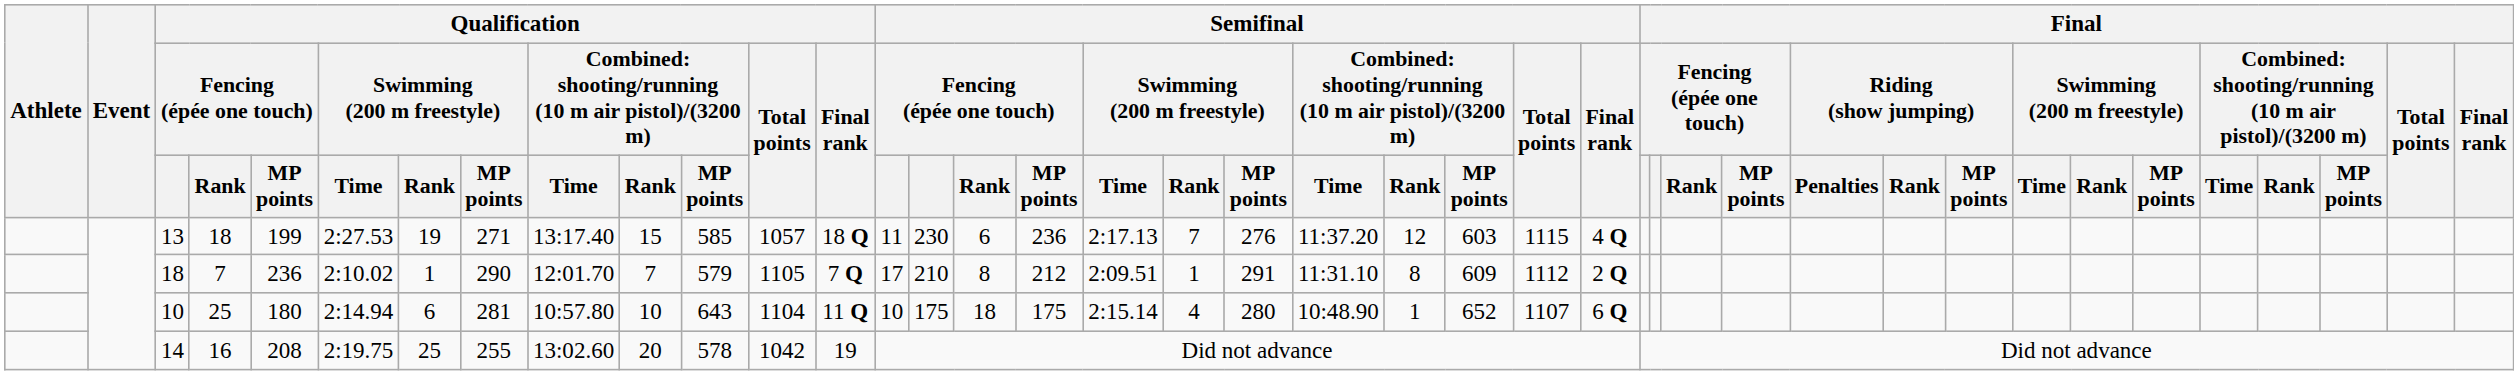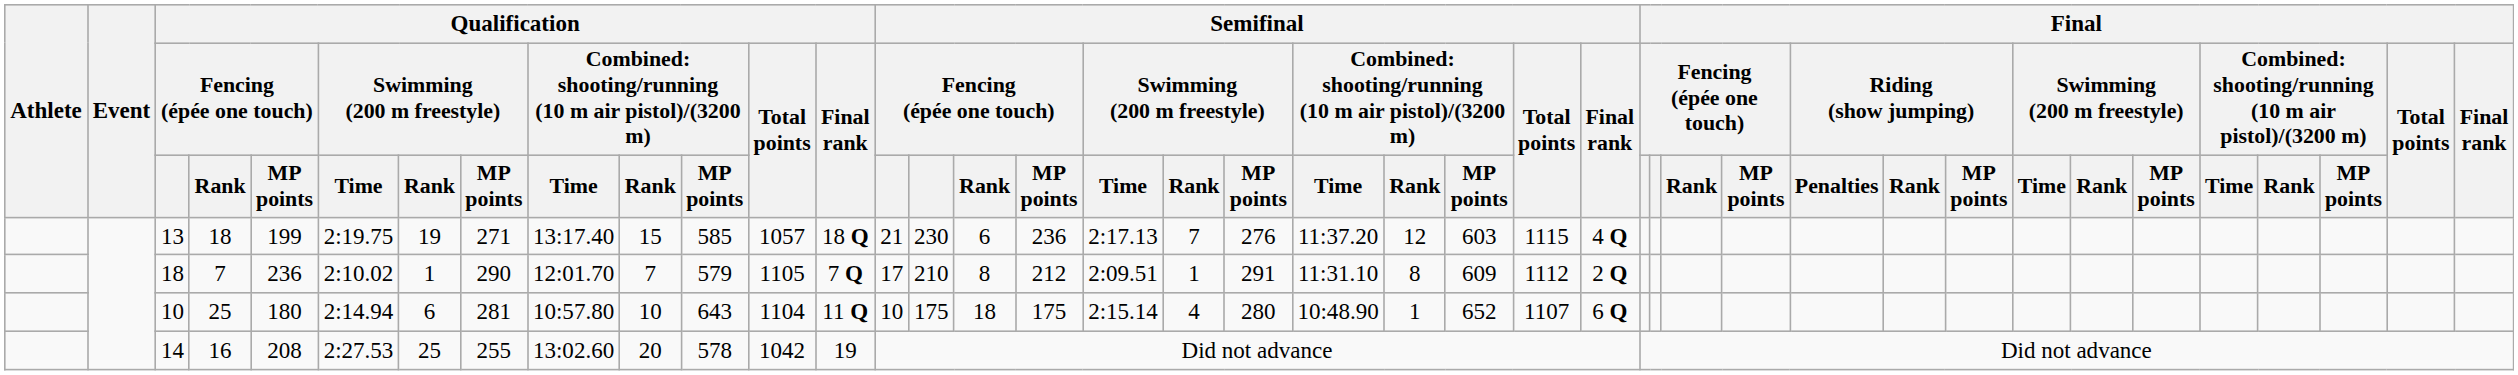(358, 236) 2:27.53 -> (358, 236) 2:19.75
(892, 236) 11 -> (892, 236) 21
(358, 350) 2:19.75 -> (358, 350) 2:27.53
